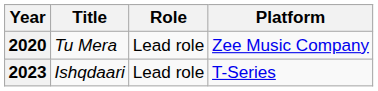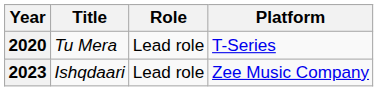(291, 45) Zee Music Company -> (244, 45) T-Series
(244, 72) T-Series -> (291, 72) Zee Music Company
